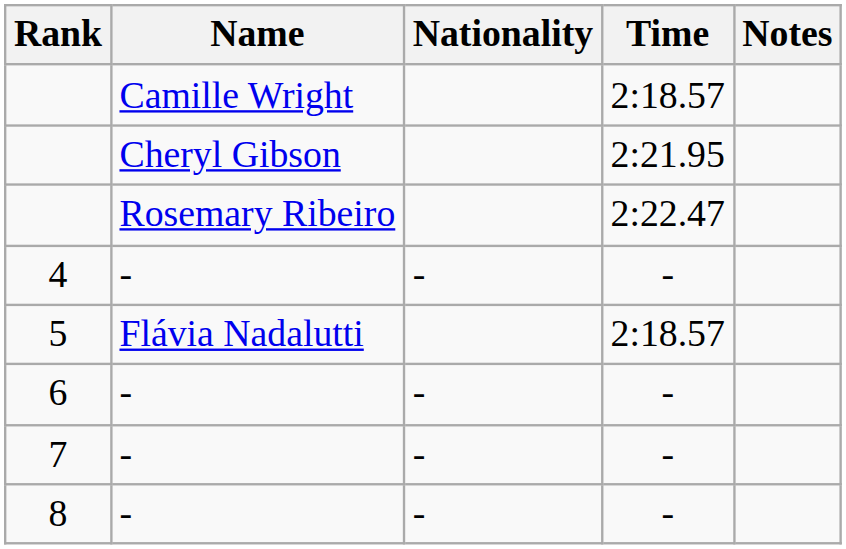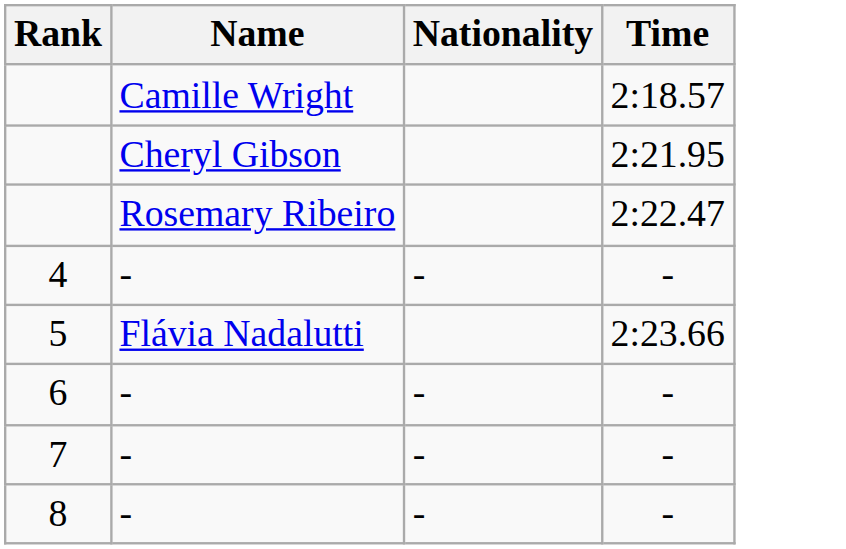- column: (787, 34)
(668, 333) 2:18.57 -> (668, 333) 2:23.66
